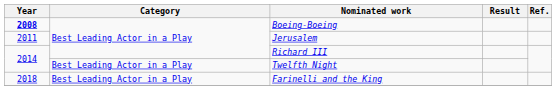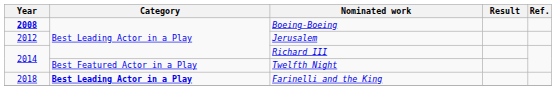(27, 38) 2011 -> (27, 38) 2012
(122, 65) Best Leading Actor in a Play -> (124, 65) Best Featured Actor in a Play
(122, 79) normal -> (122, 79) bold
